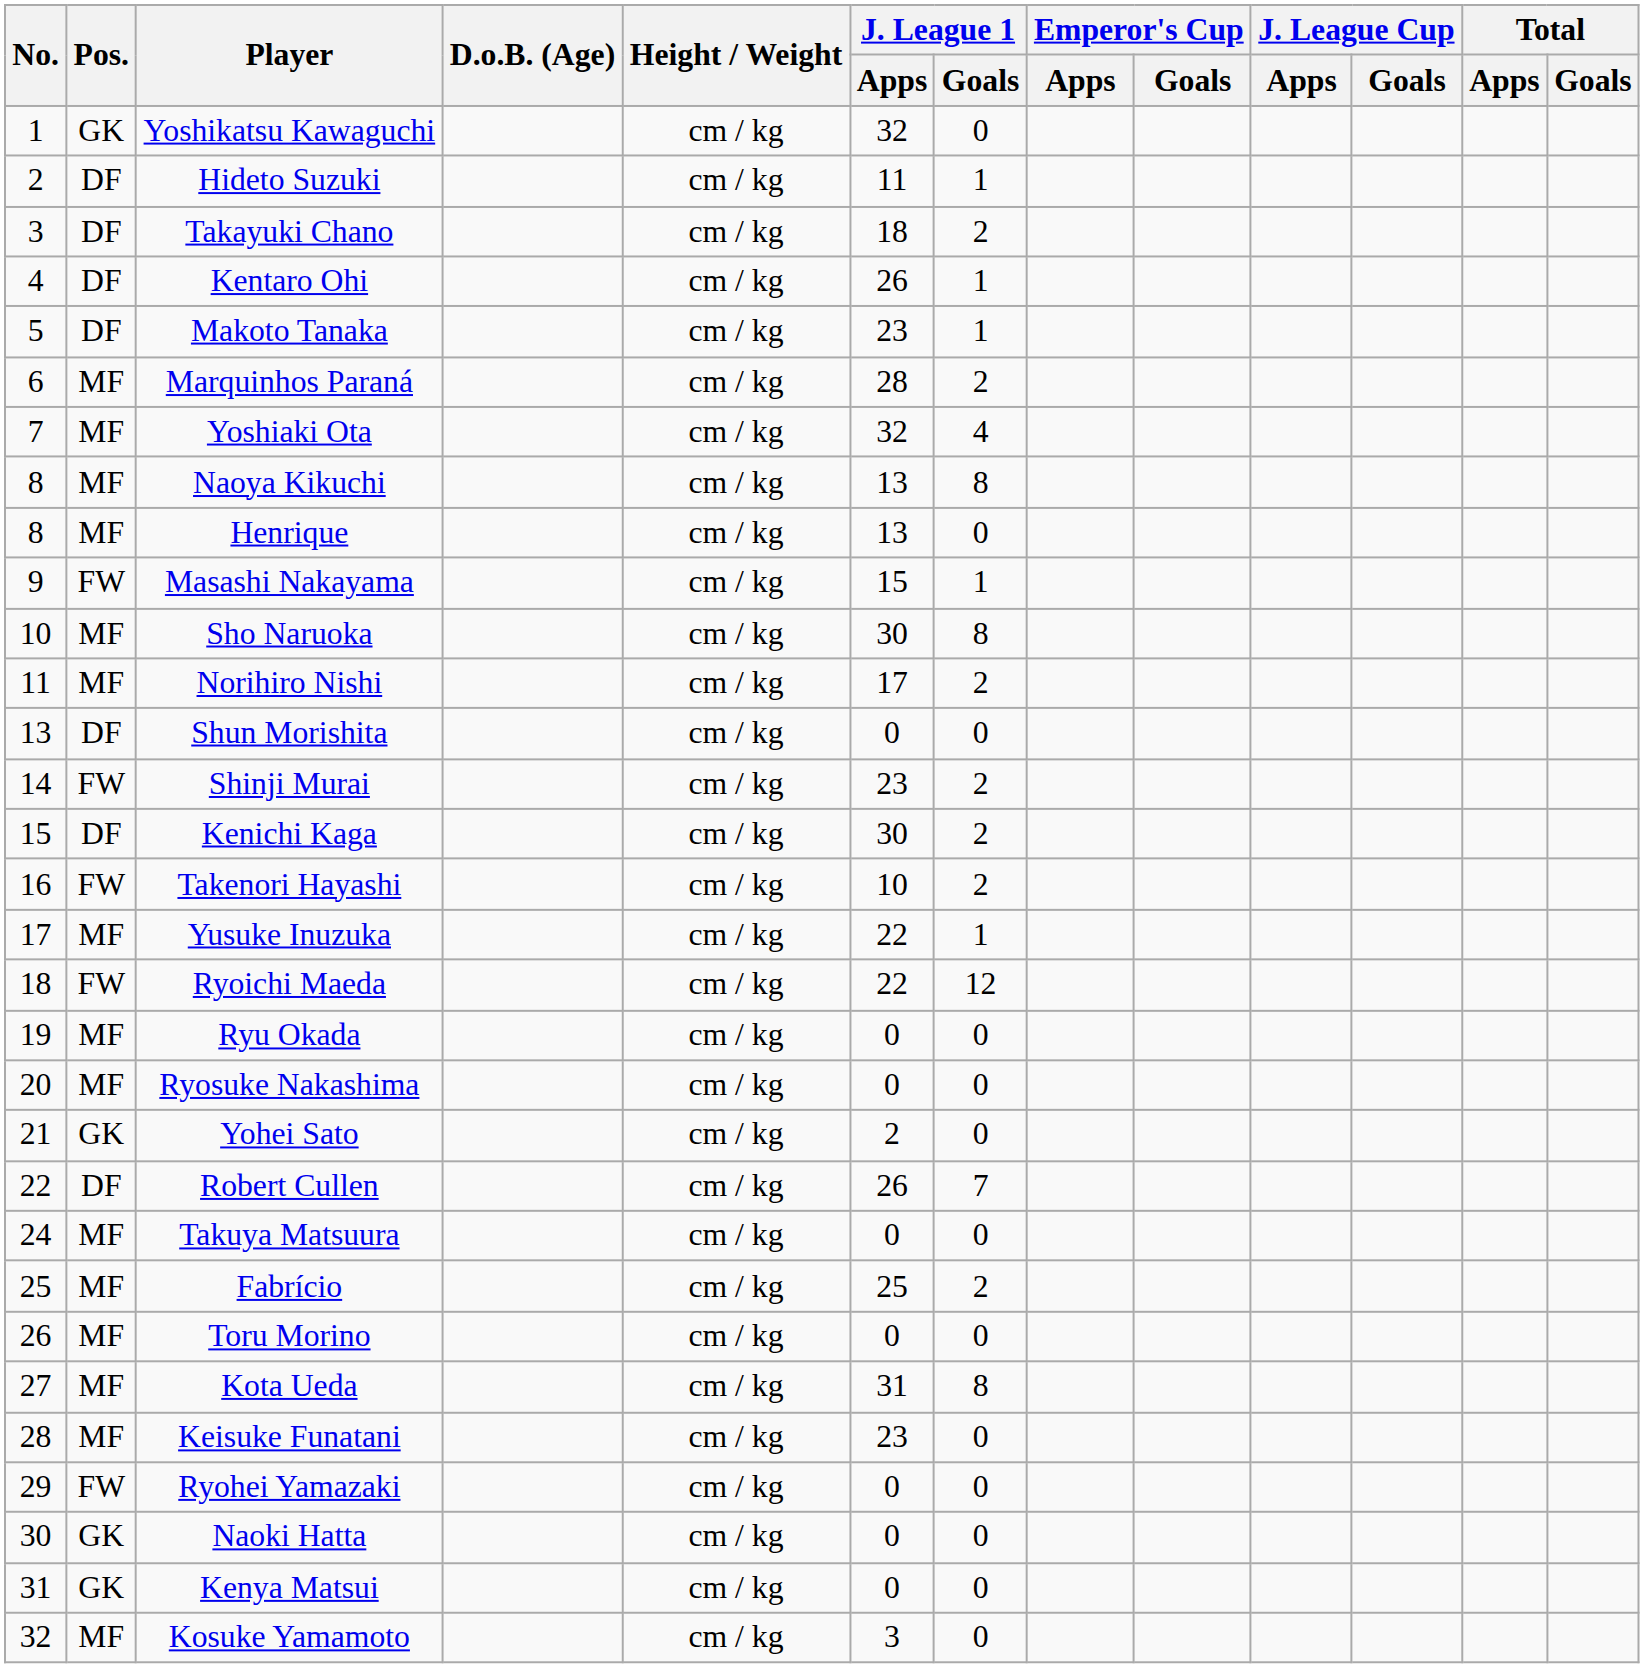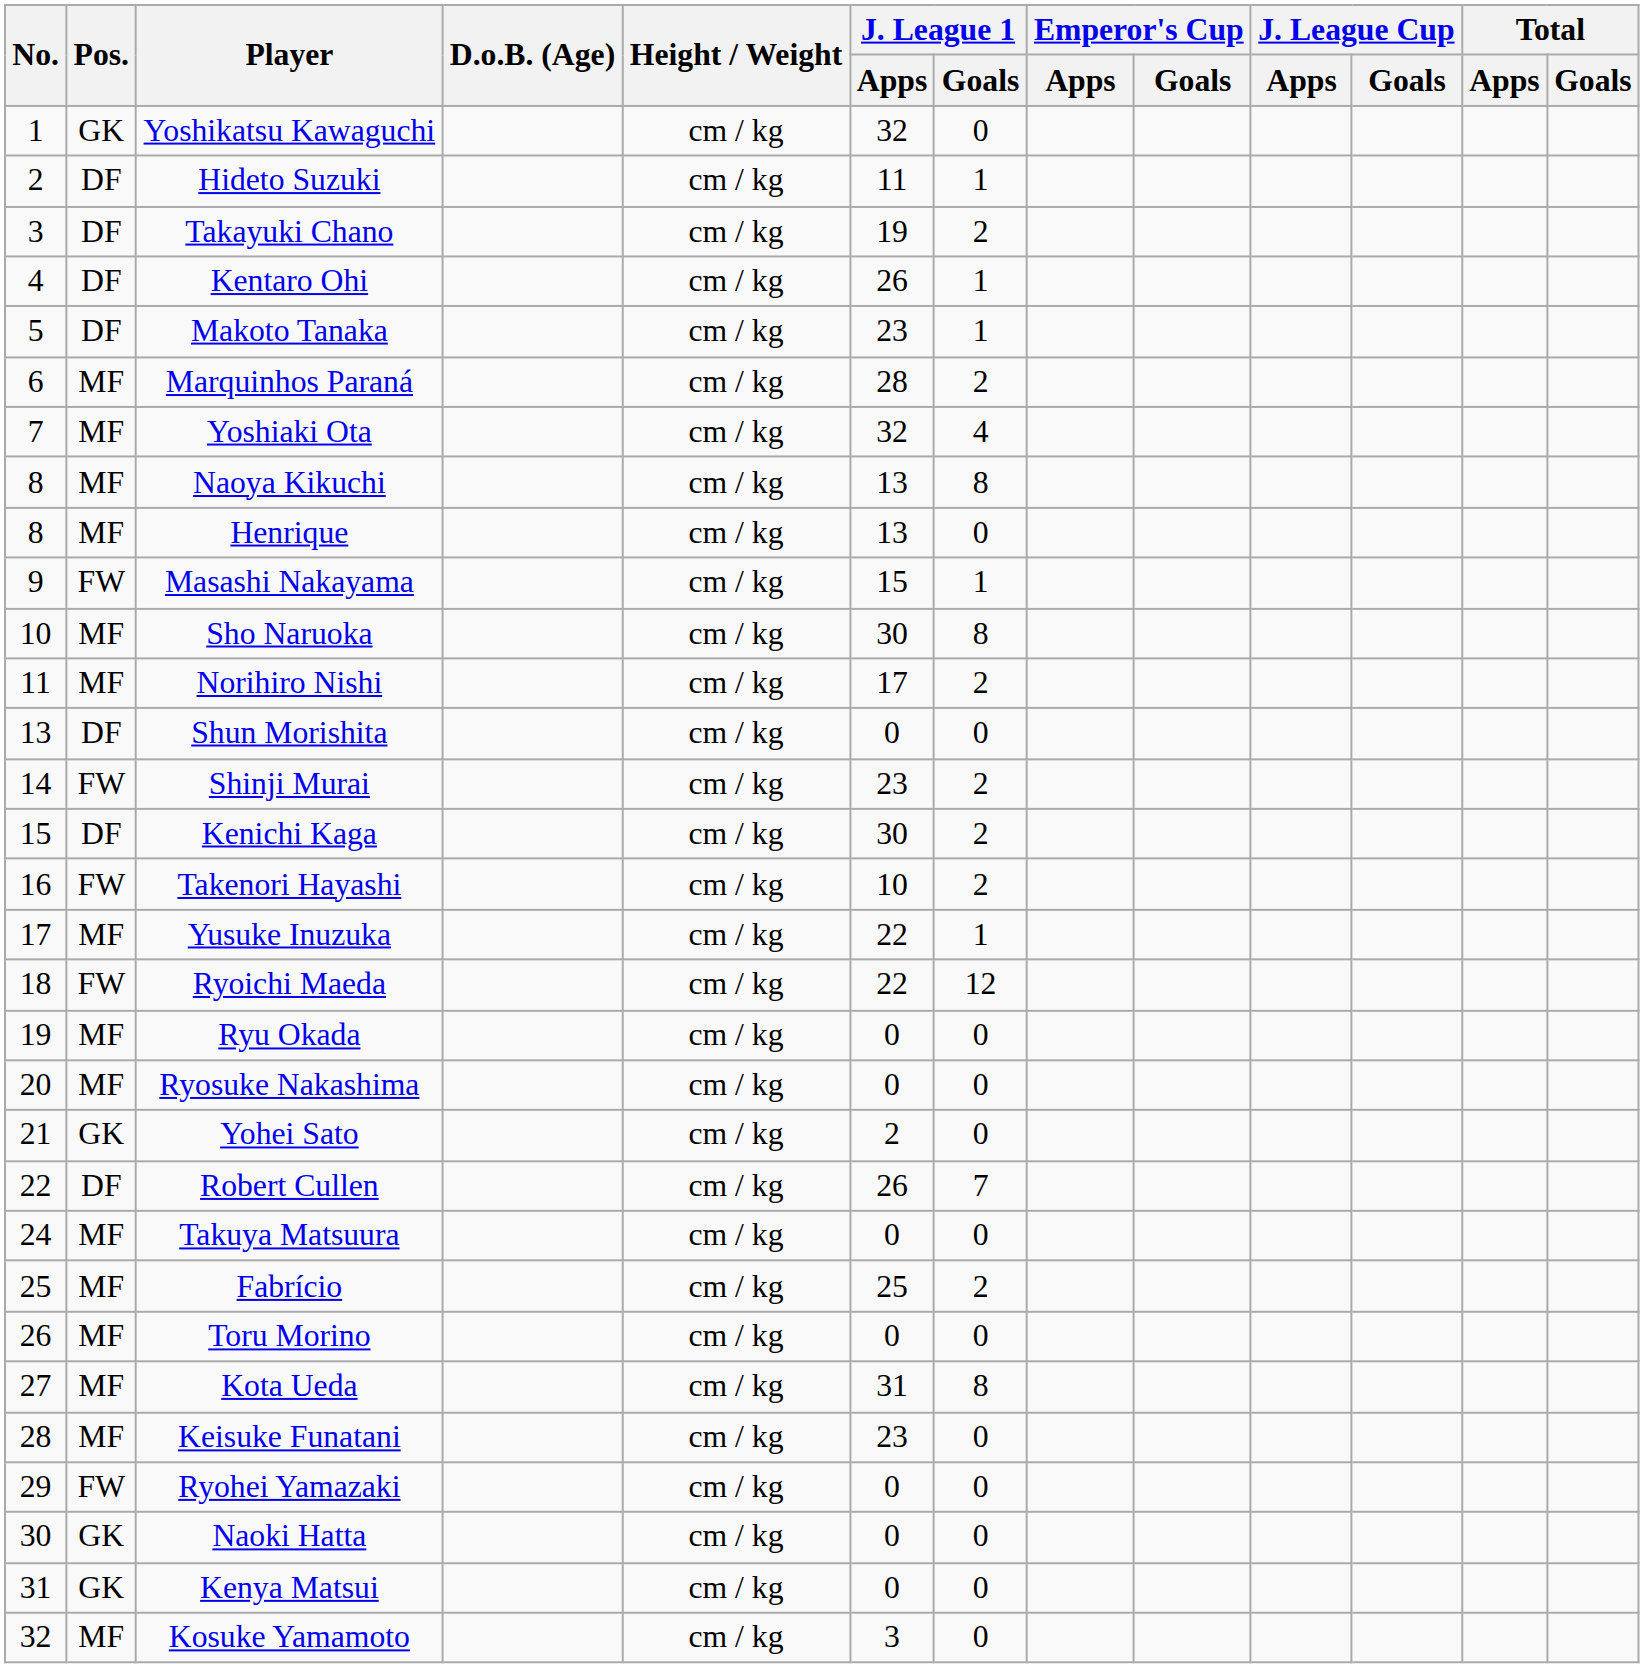(892, 230) 18 -> (892, 230) 19
